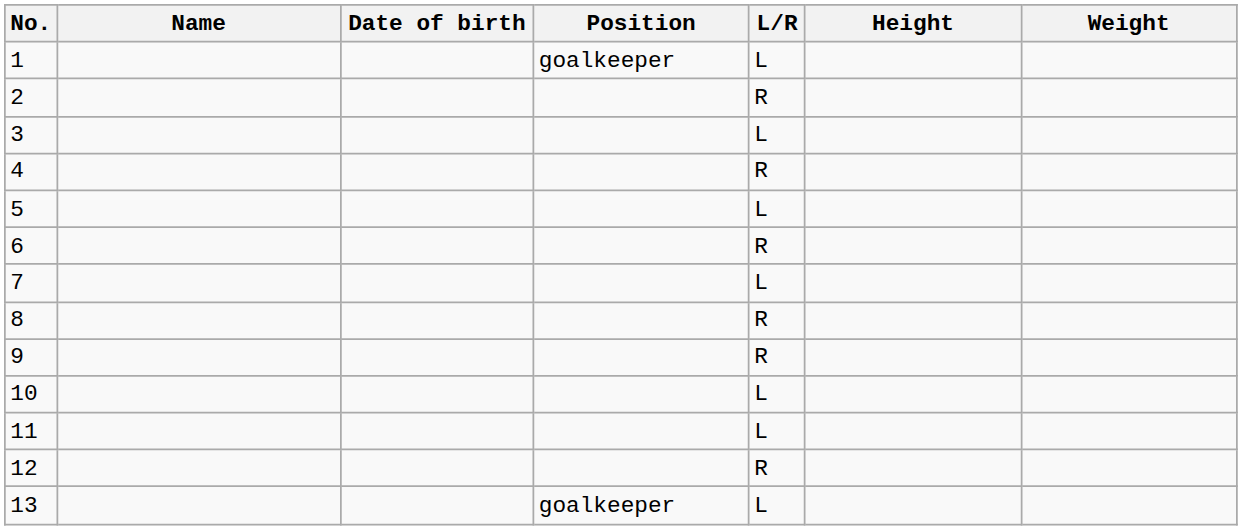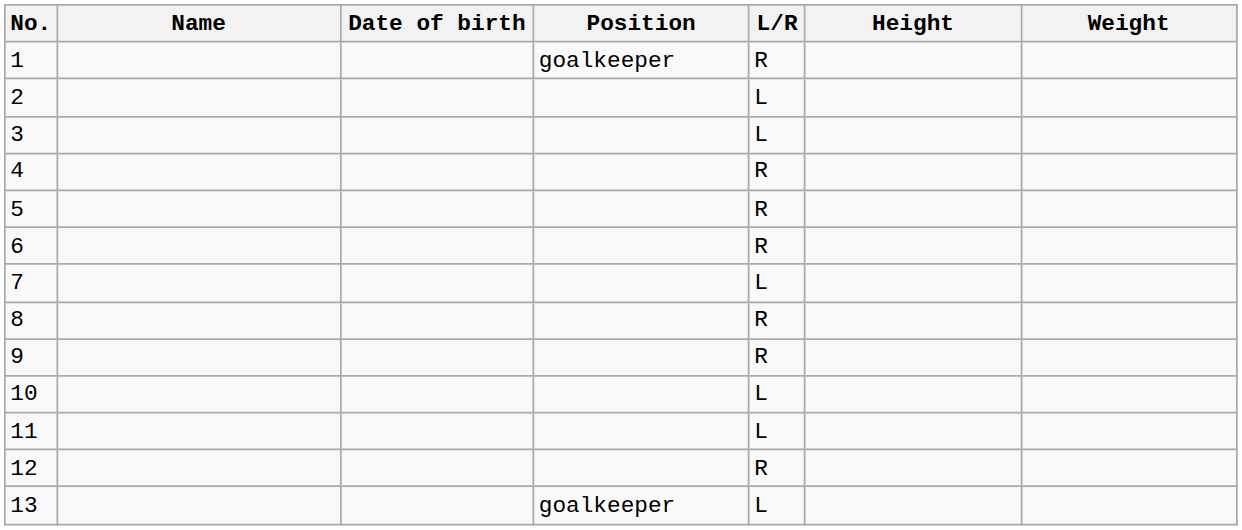(761, 60) L -> (761, 60) R
(761, 98) R -> (761, 98) L
(761, 209) L -> (761, 209) R
